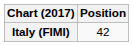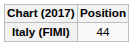(103, 32) 42 -> (103, 32) 44
